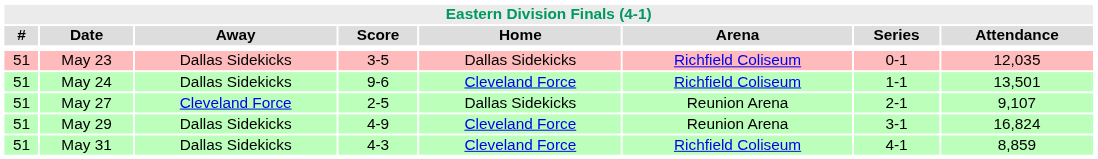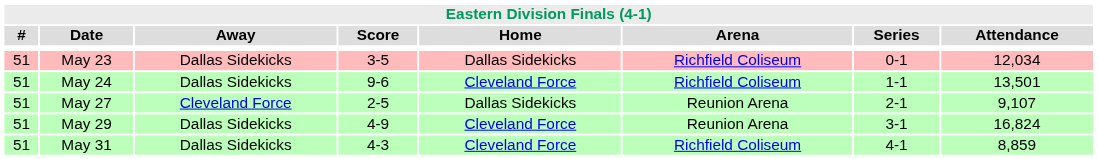(1017, 60) 12,035 -> (1017, 60) 12,034
